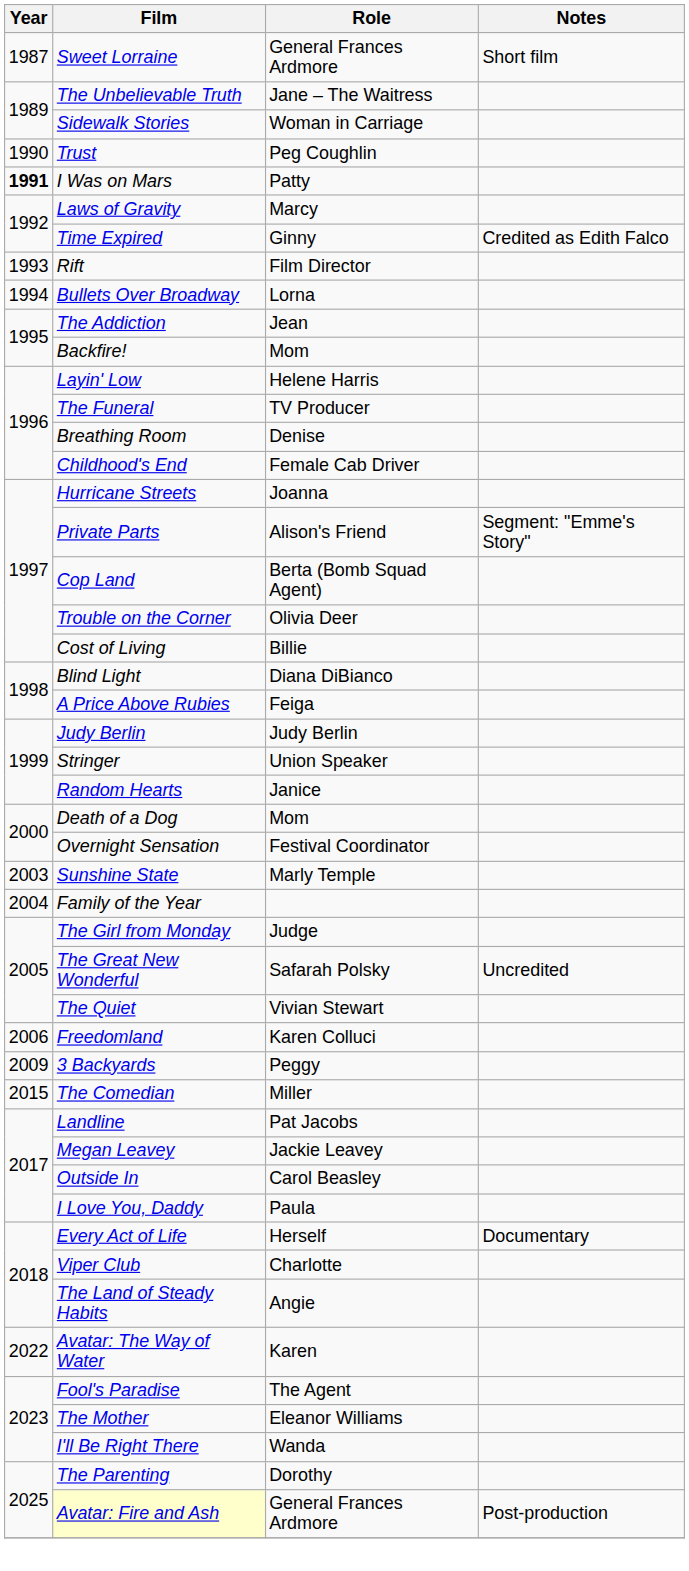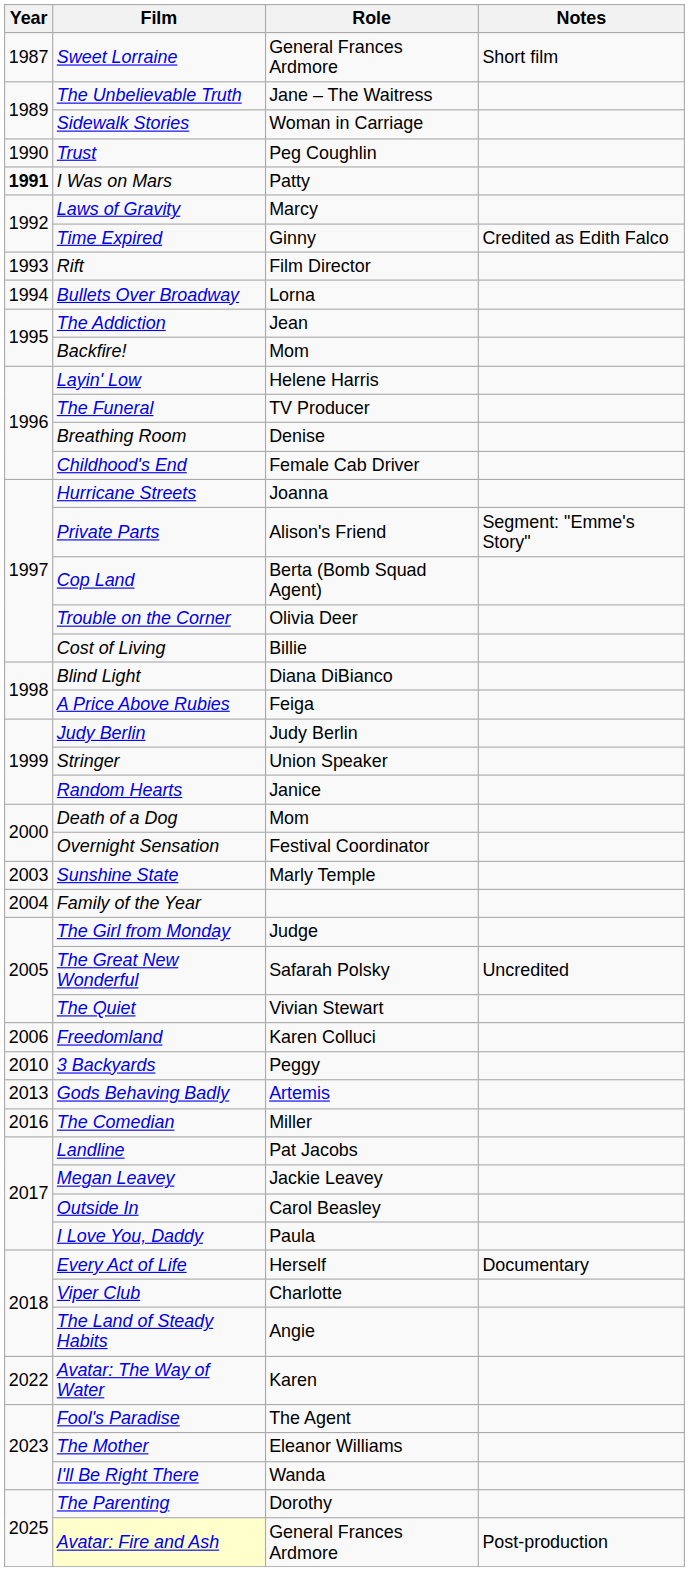(29, 1065) 2009 -> (29, 1065) 2010
+ row: (143, 1094)
(29, 1094) 2015 -> (29, 1122) 2016
